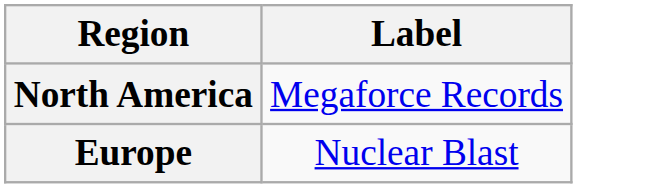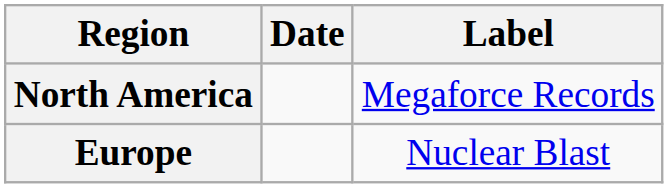+ column: (307, 34)
